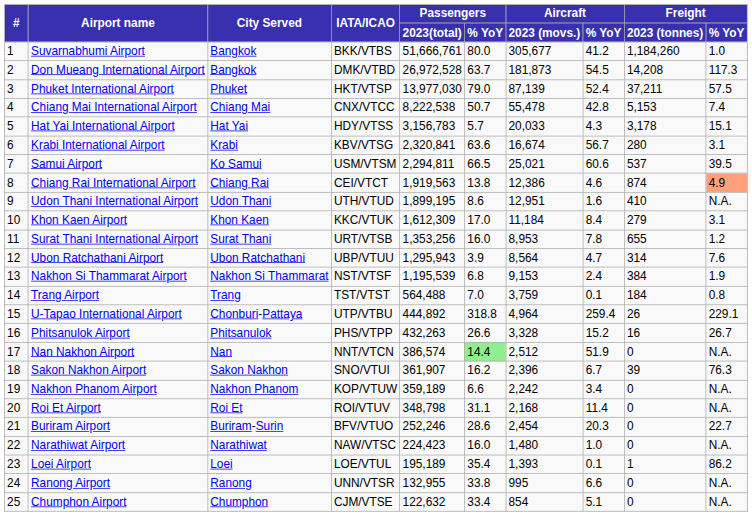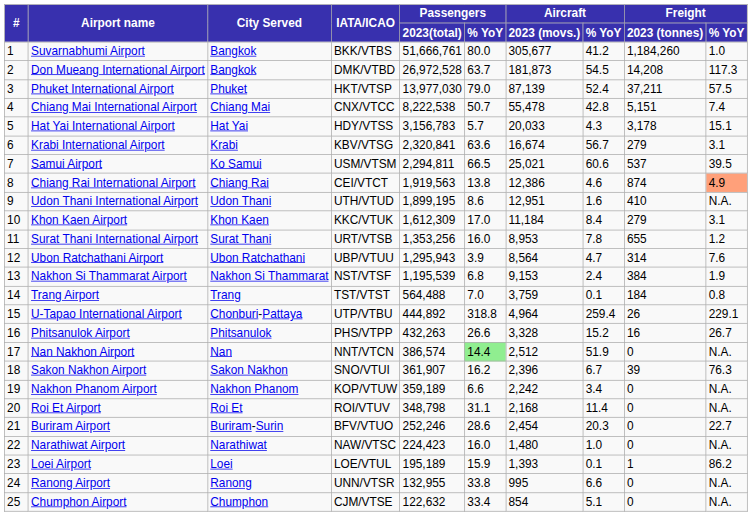(642, 107) 5,153 -> (642, 107) 5,151
(637, 145) 280 -> (637, 145) 279
(479, 464) 35.4 -> (479, 464) 15.9
